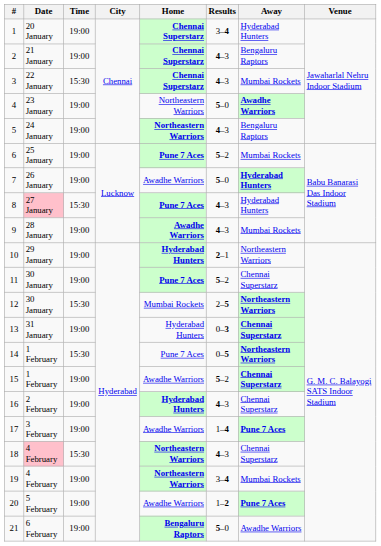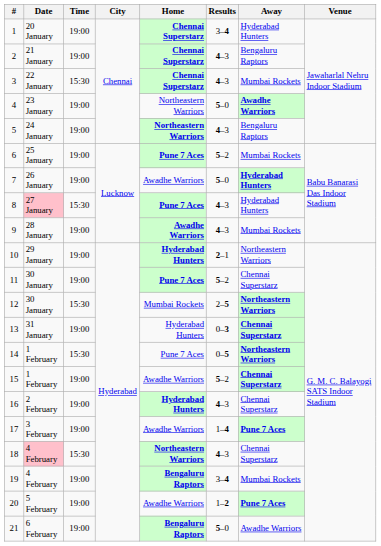(179, 479) Northeastern Warriors -> (184, 479) Bengaluru Raptors
